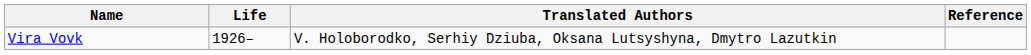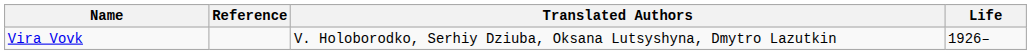columns swapped: (250, 16) <-> (986, 16)
